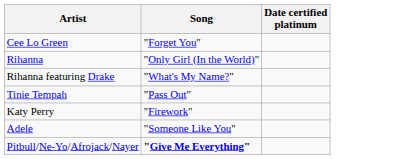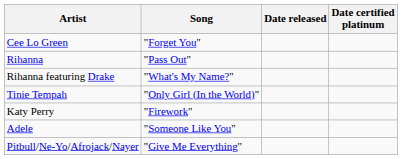+ column: (295, 19)
(201, 59) "Only Girl (In the World)" -> (167, 59) "Pass Out"
(167, 94) "Pass Out" -> (201, 94) "Only Girl (In the World)"
(197, 146) bold -> (193, 146) normal
